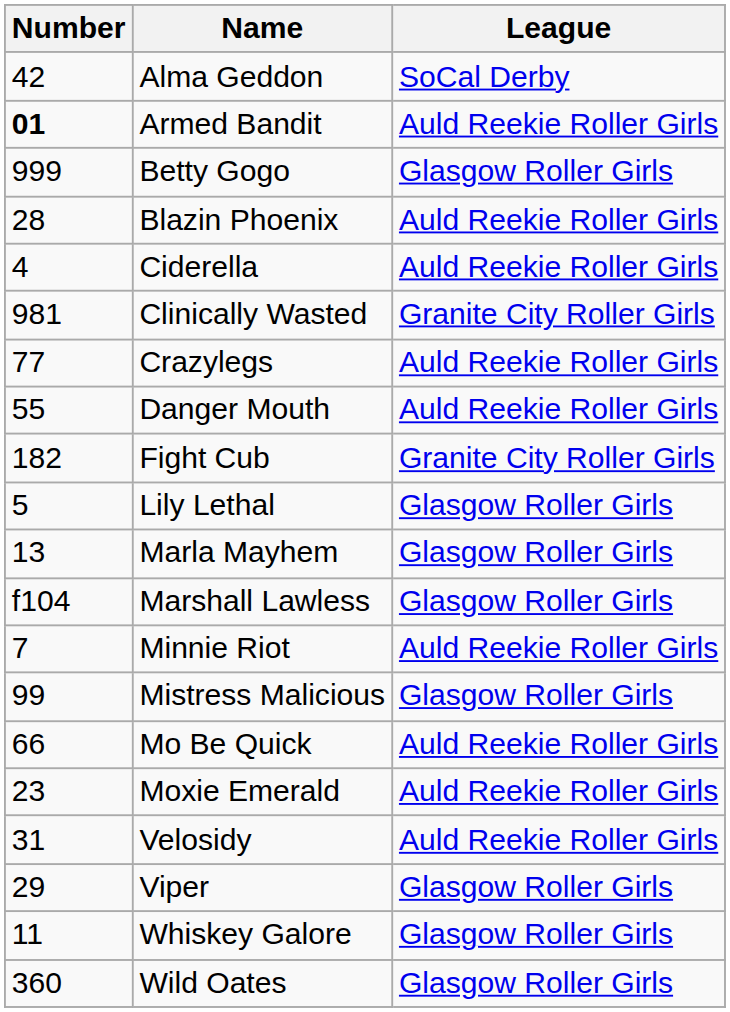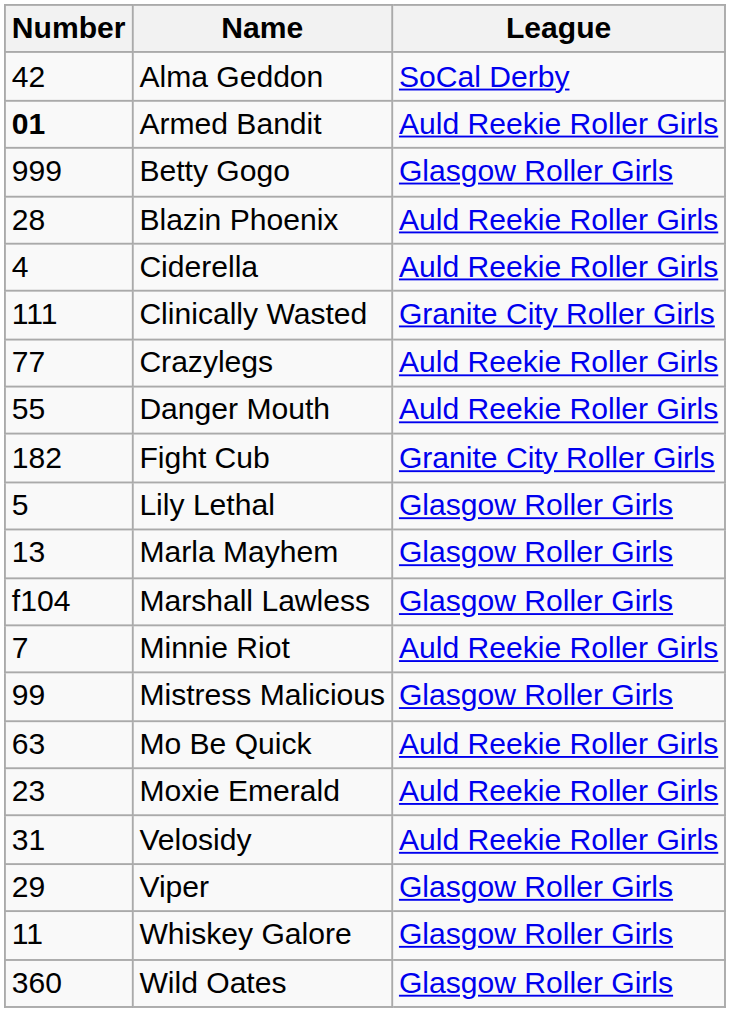(37, 314) 981 -> (35, 314) 111
(29, 743) 66 -> (29, 743) 63
